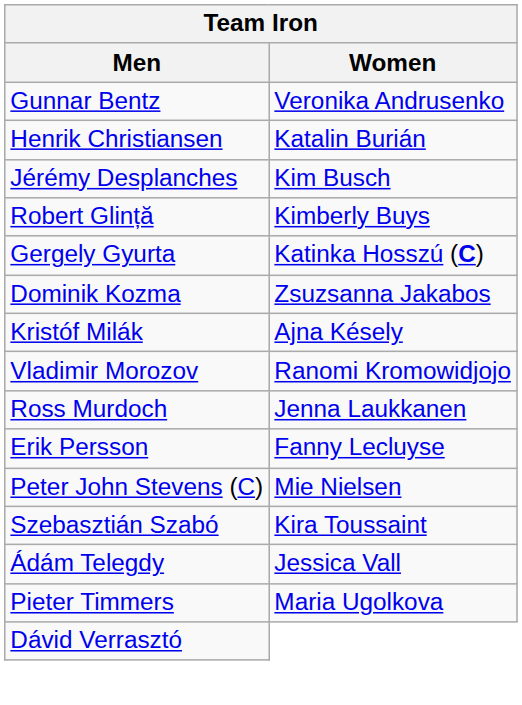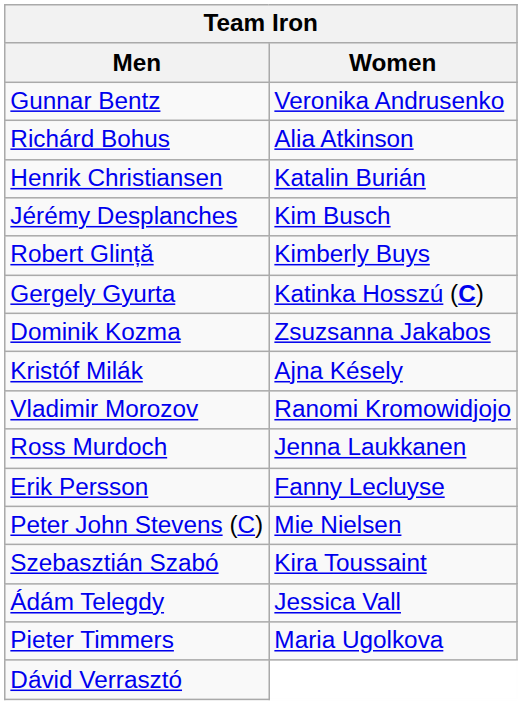+ row: (90, 139)
